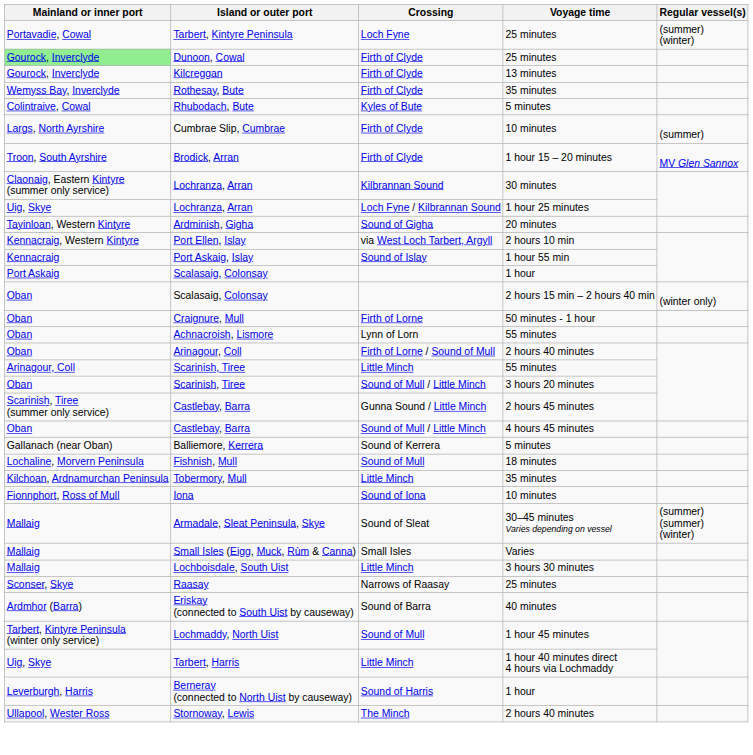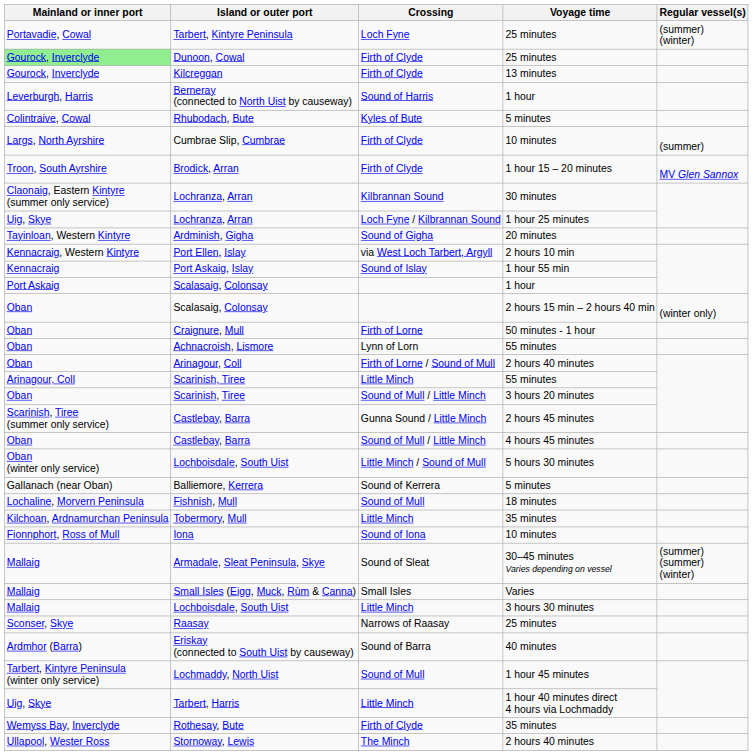rows swapped: (209, 90) <-> (263, 691)
+ row: (231, 463)
